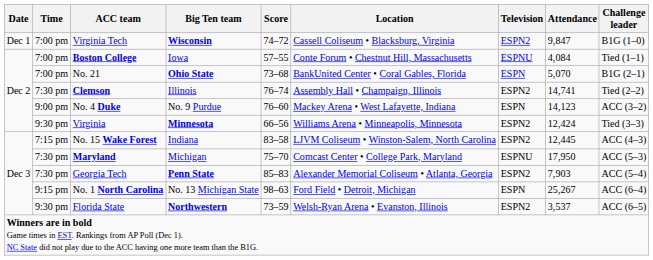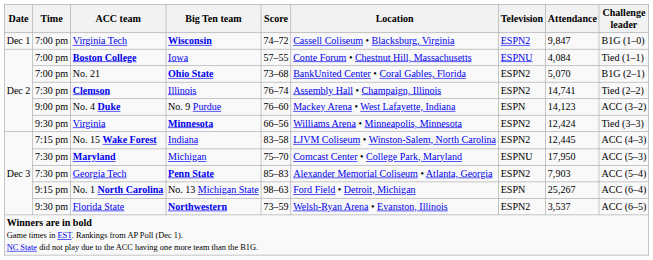(513, 74) ESPN -> (515, 74) ESPN2
